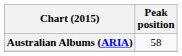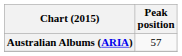(156, 42) 58 -> (156, 42) 57
